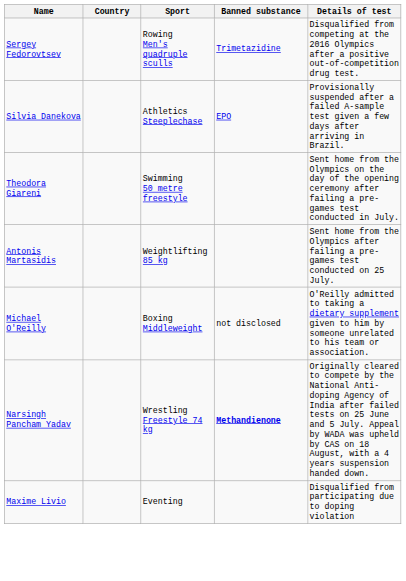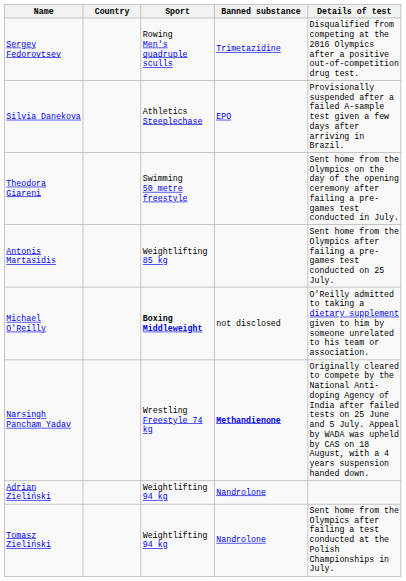(173, 323) normal -> (173, 323) bold
+ row: (29, 492)
+ row: (29, 540)
- row: (36, 502)
